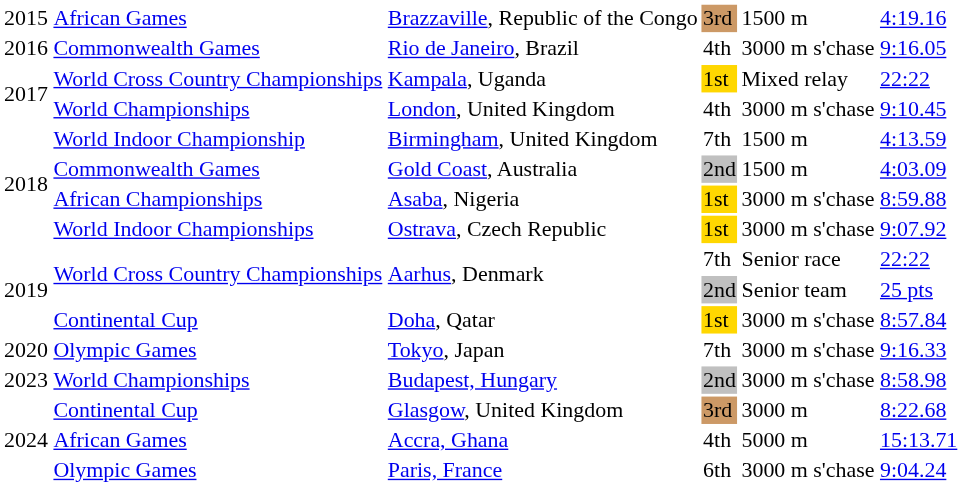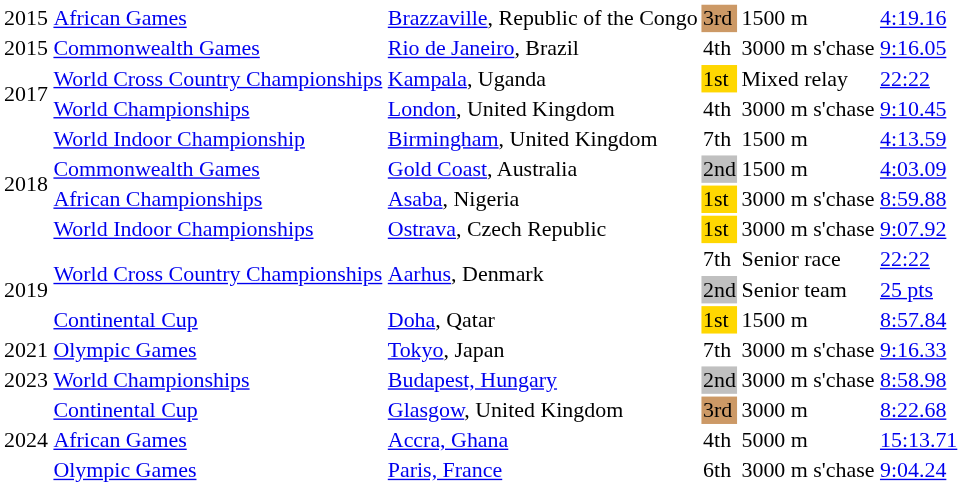(26, 48) 2016 -> (26, 48) 2015
(808, 319) 3000 m s'chase -> (775, 319) 1500 m
(26, 349) 2020 -> (26, 349) 2021
